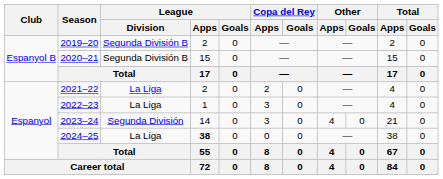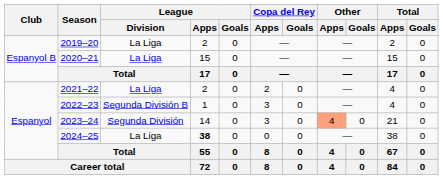(146, 43) Segunda División B -> (146, 43) La Liga
(146, 58) Segunda División B -> (146, 58) La Liga
(146, 105) La Liga -> (146, 105) Segunda División B
(332, 120) no background -> (332, 120) lightsalmon background
